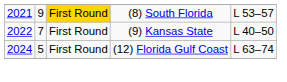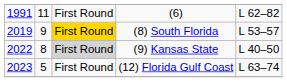+ row: (176, 13)
(20, 13) 2021 -> (20, 31) 2019
(41, 31) 7 -> (43, 49) 8
(78, 31) no background -> (84, 49) lightgrey background
(20, 49) 2024 -> (20, 67) 2023
